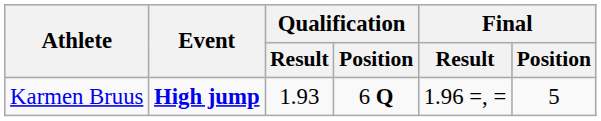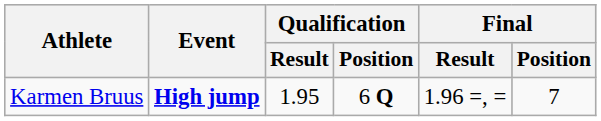(299, 96) 1.93 -> (299, 96) 1.95
(554, 96) 5 -> (554, 96) 7
